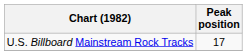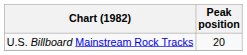(219, 42) 17 -> (219, 42) 20
